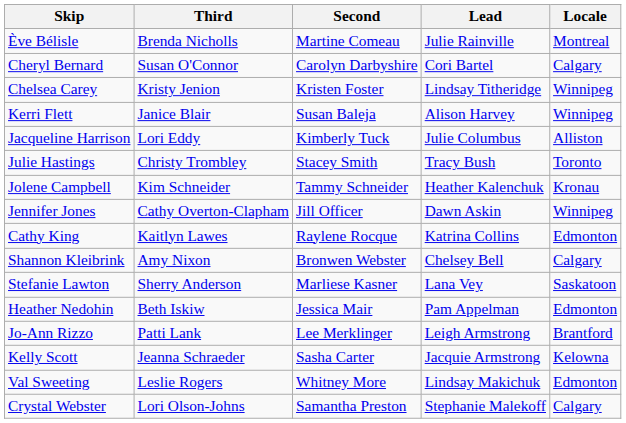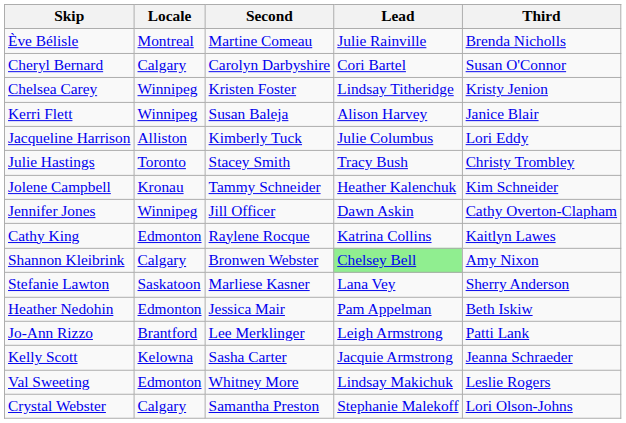columns swapped: (213, 16) <-> (585, 16)
(464, 260) no background -> (377, 260) lightgreen background
